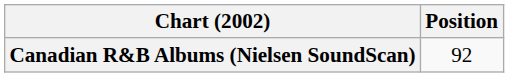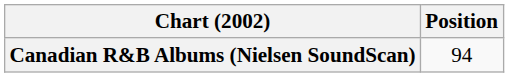(462, 54) 92 -> (462, 54) 94
